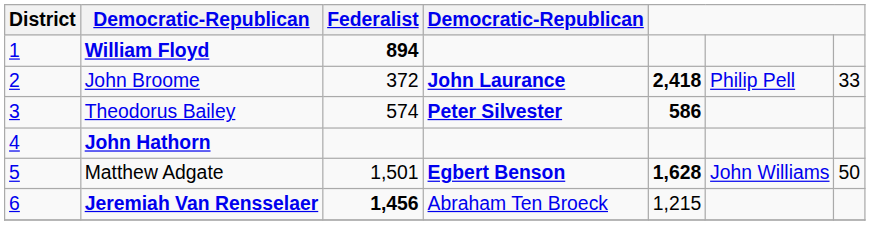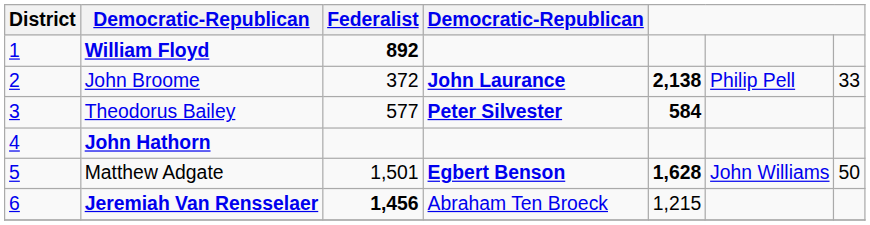(402, 50) 894 -> (402, 50) 892
(677, 81) 2,418 -> (677, 81) 2,138
(402, 111) 574 -> (402, 111) 577
(685, 111) 586 -> (685, 111) 584
